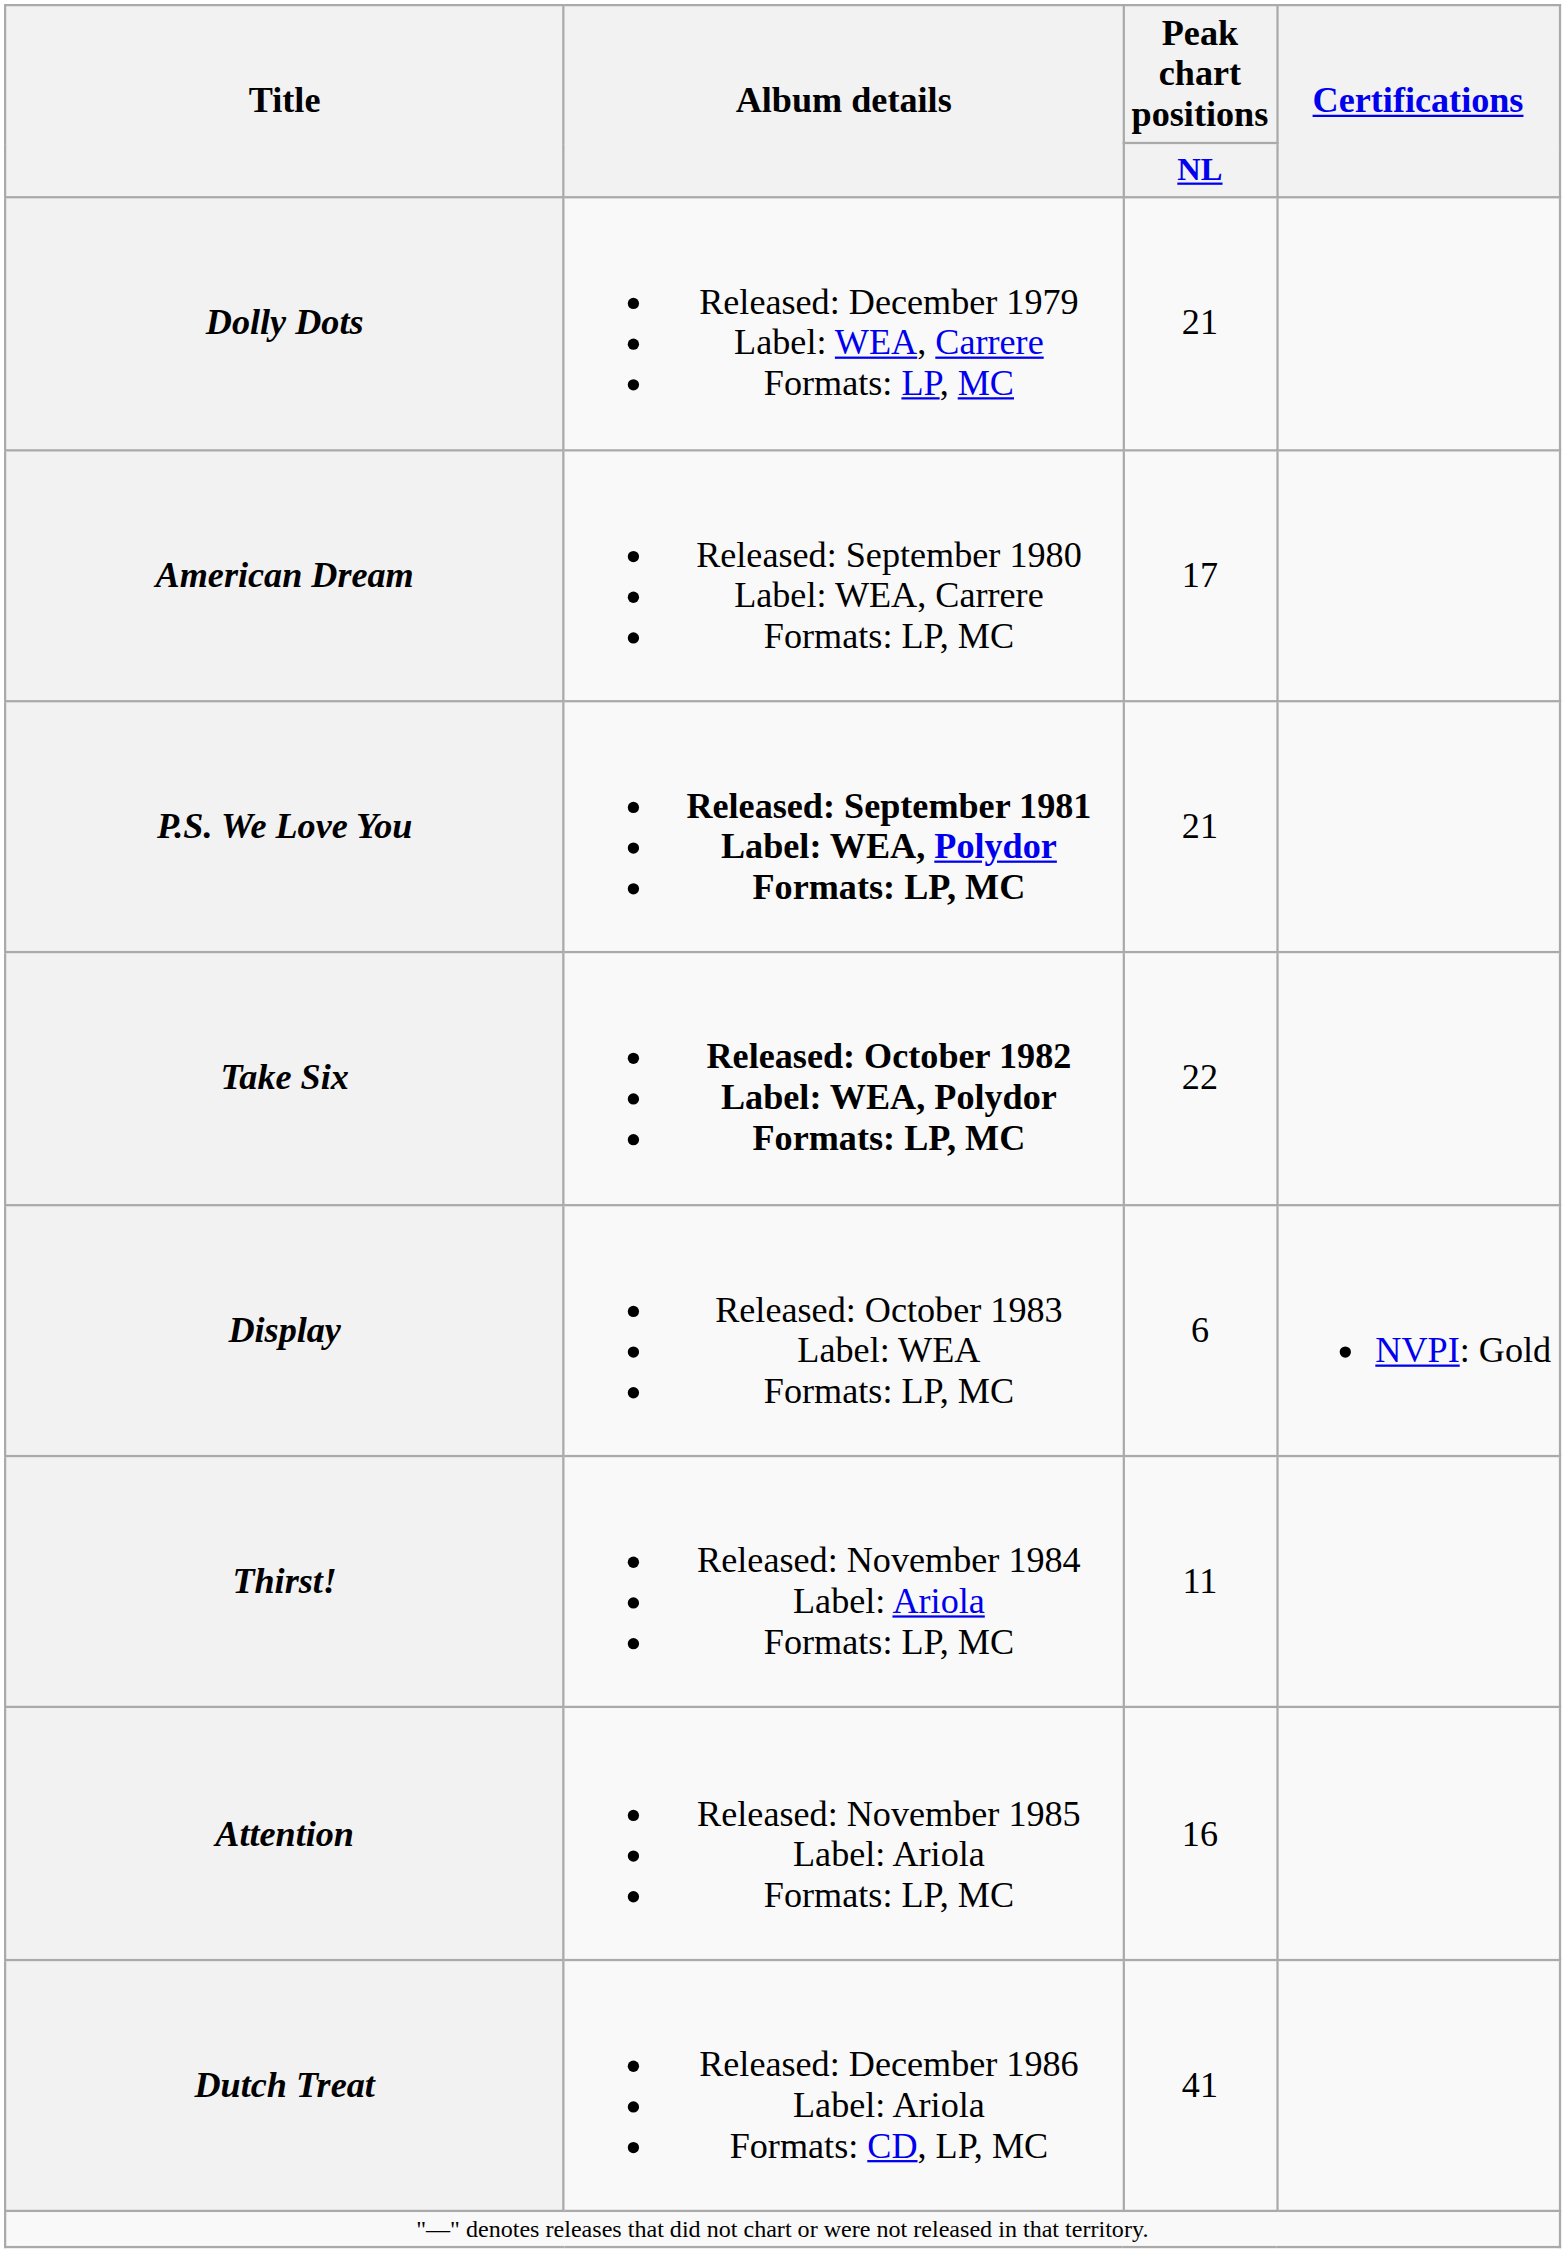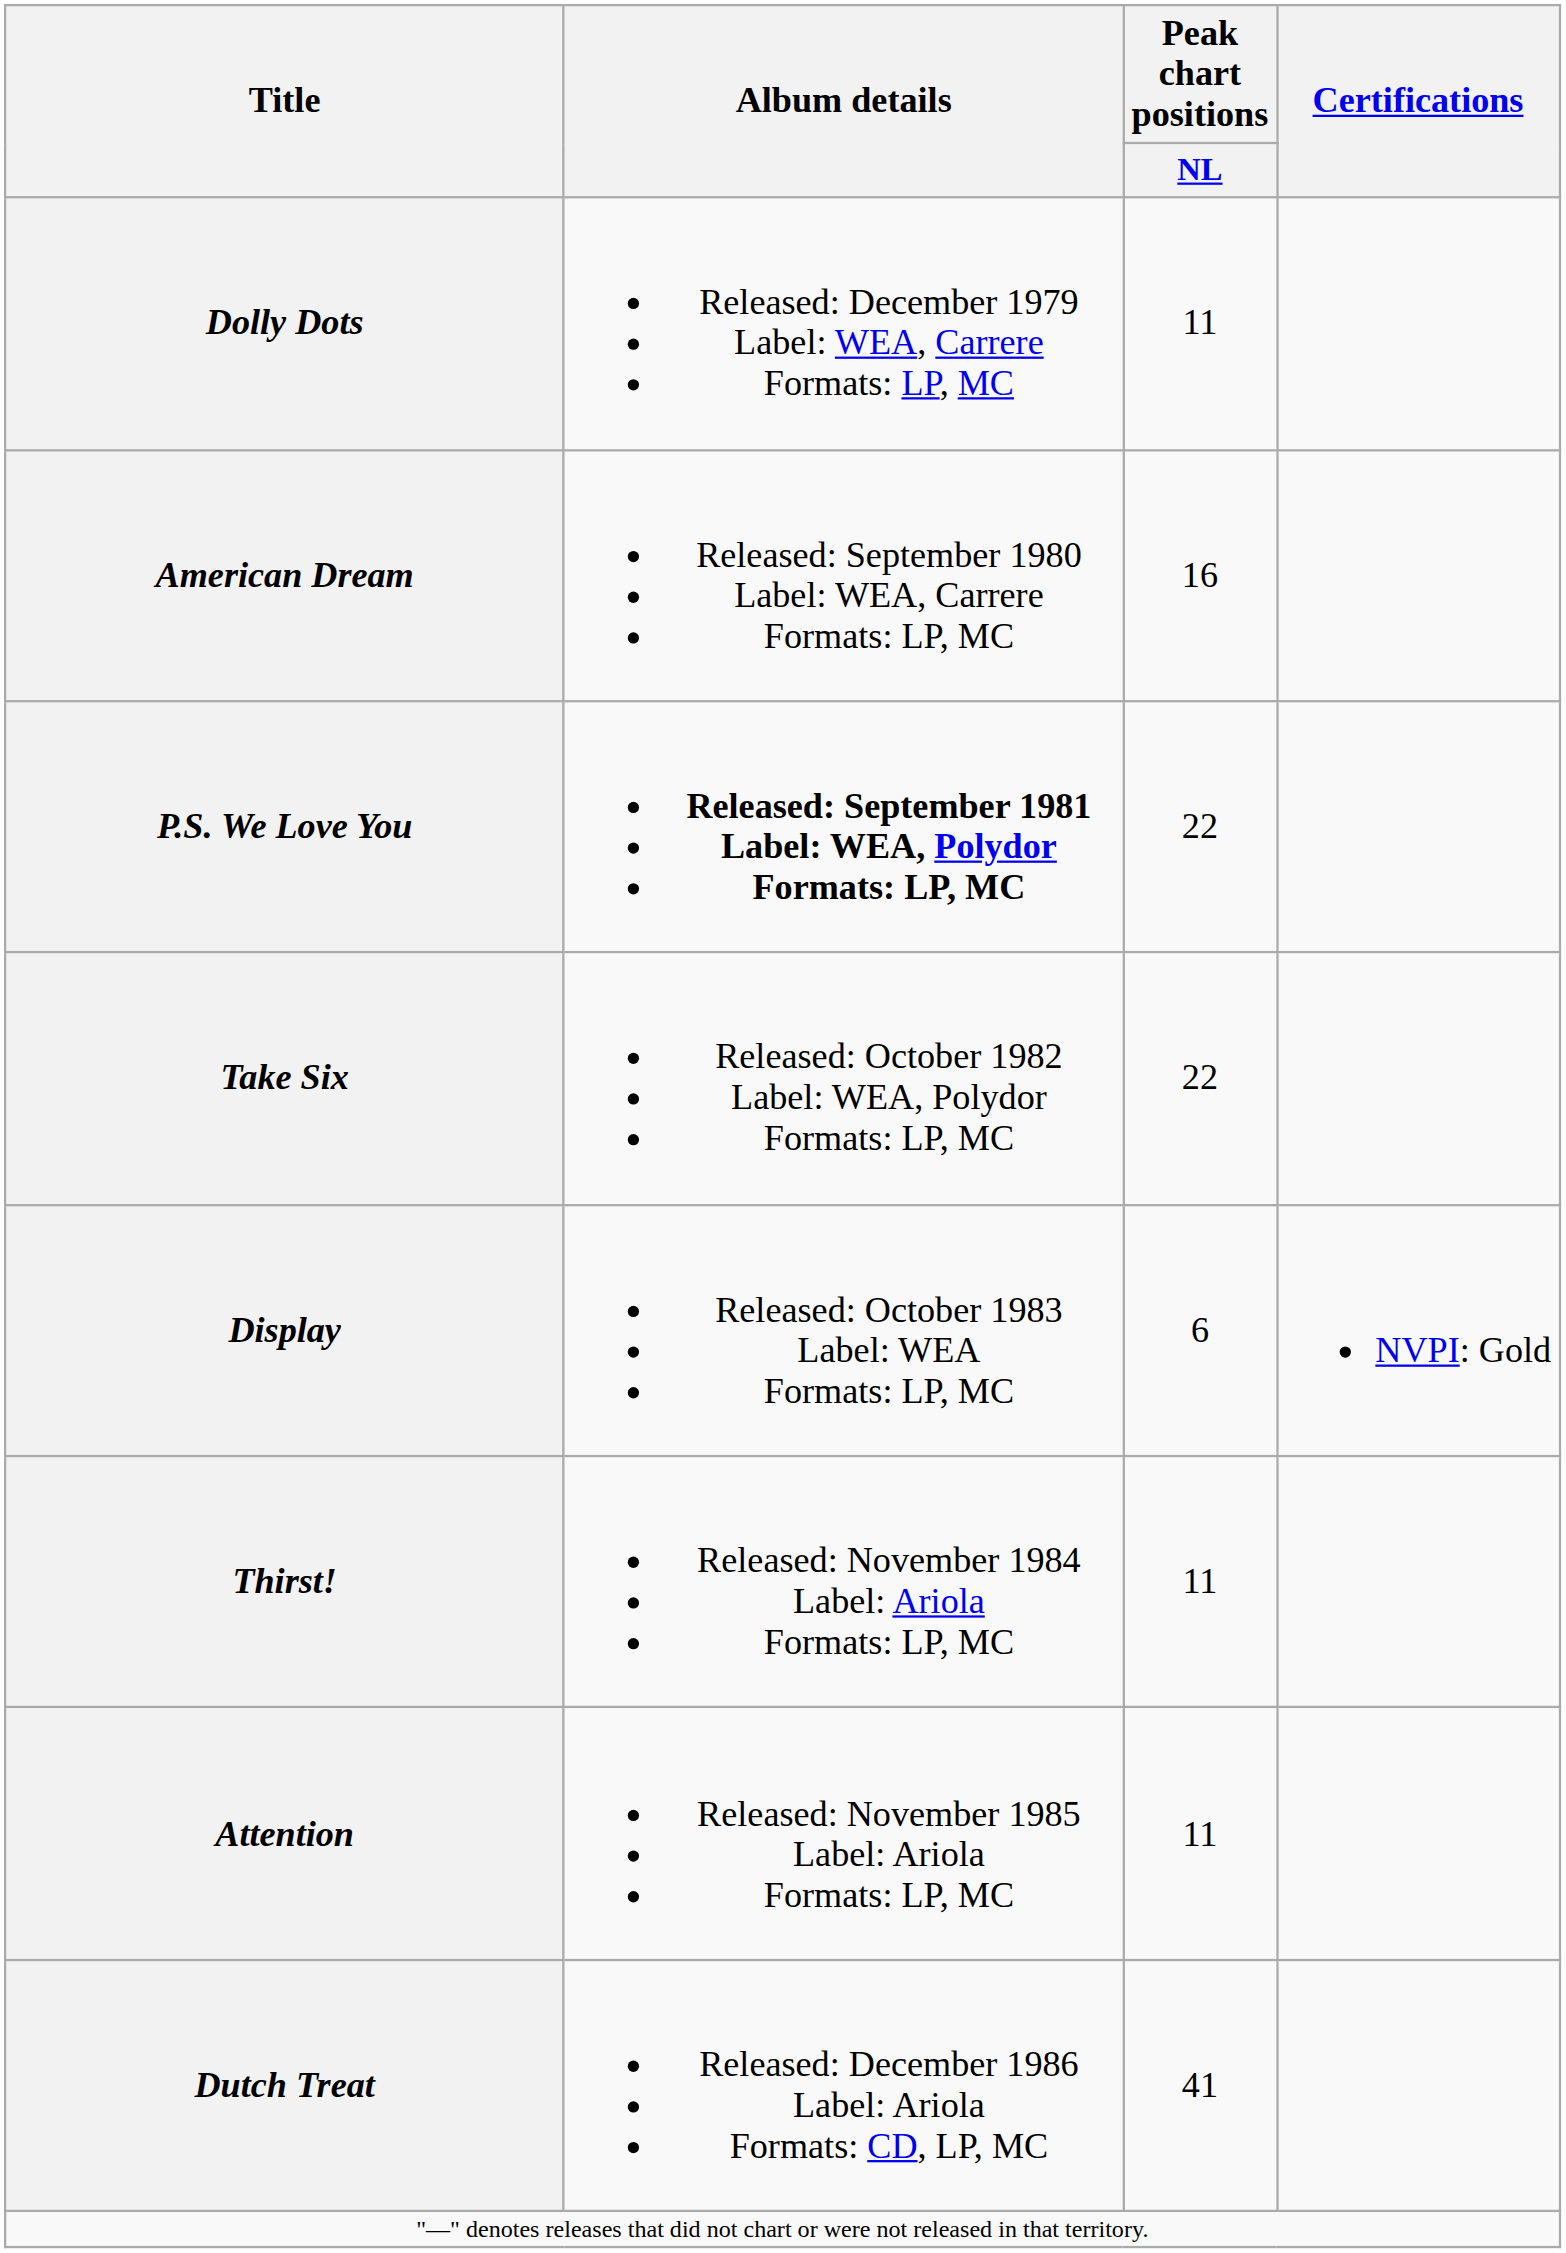(1200, 322) 21 -> (1200, 322) 11
(1200, 574) 17 -> (1200, 574) 16
(1200, 826) 21 -> (1200, 826) 22
(844, 1099) bold -> (844, 1099) normal
(1200, 1832) 16 -> (1200, 1832) 11
